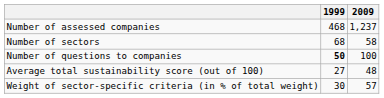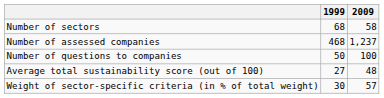rows swapped: (83, 27) <-> (53, 41)
(340, 56) bold -> (340, 56) normal
